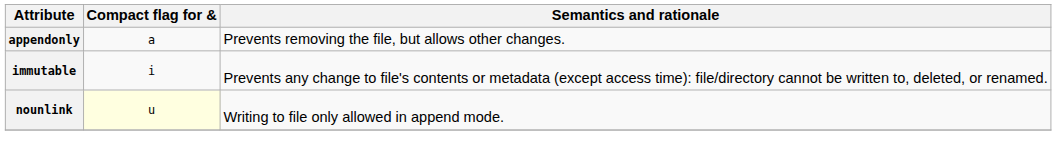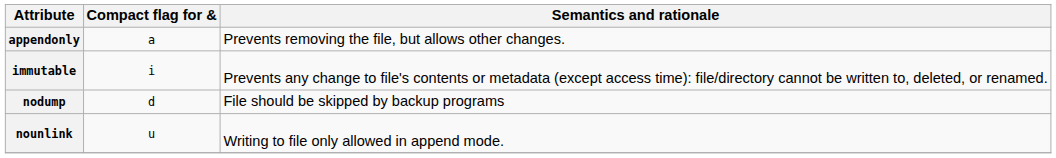+ row: (44, 102)
(152, 110) lightyellow background -> (152, 133) no background
